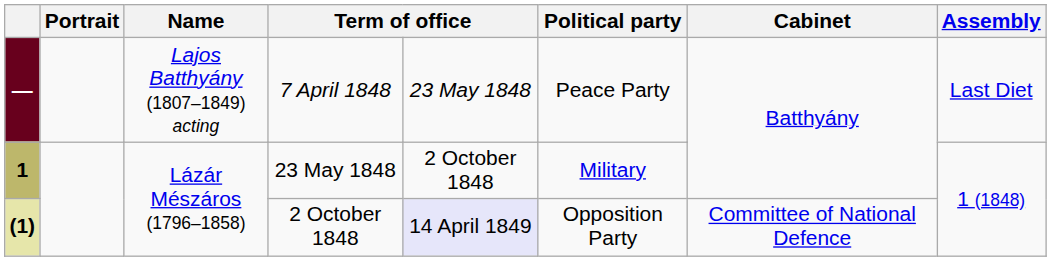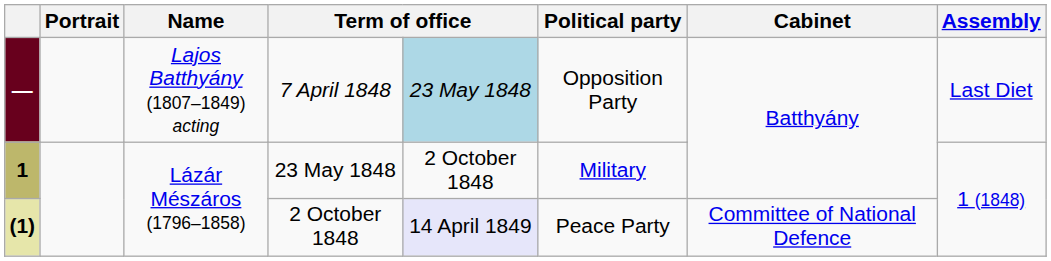(470, 89) no background -> (470, 89) lightblue background
(613, 89) Peace Party -> (613, 89) Opposition Party
(613, 226) Opposition Party -> (613, 226) Peace Party
